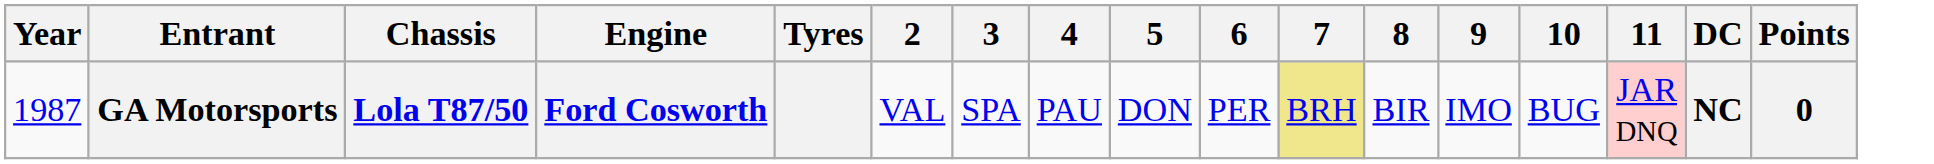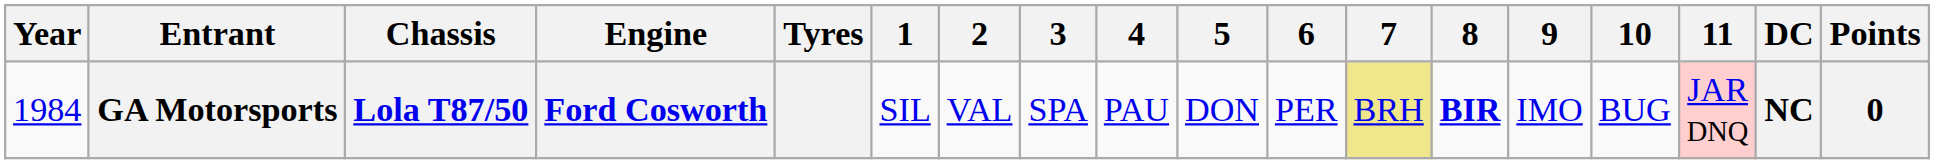+ column: (905, 32)
(47, 109) 1987 -> (47, 109) 1984
(1401, 109) normal -> (1470, 109) bold
